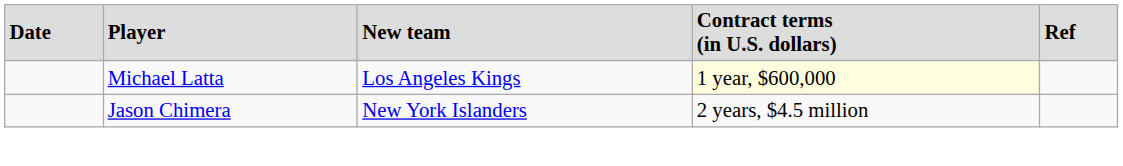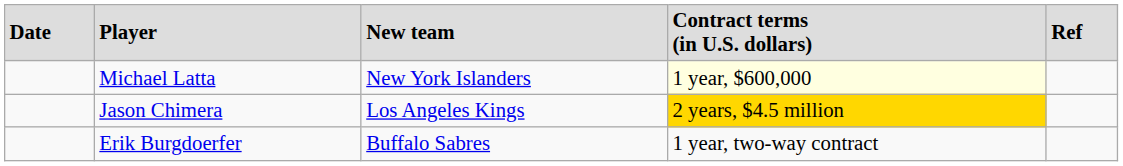(441, 77) Los Angeles Kings -> (449, 77) New York Islanders
(445, 110) New York Islanders -> (445, 110) Los Angeles Kings
(783, 110) no background -> (758, 110) gold background
+ row: (170, 143)
